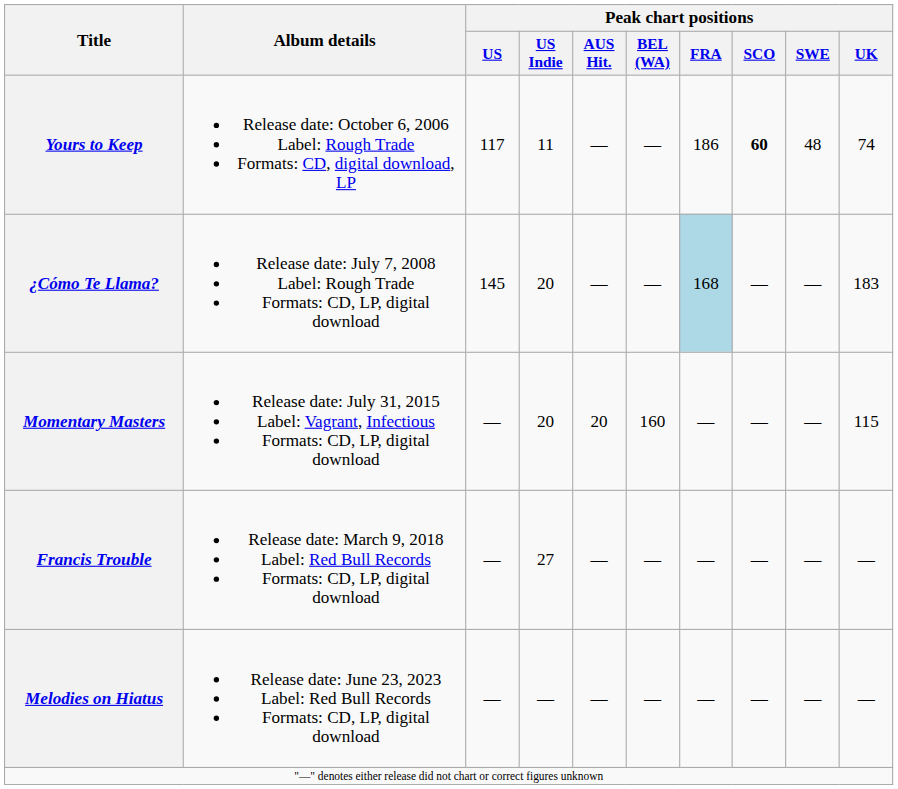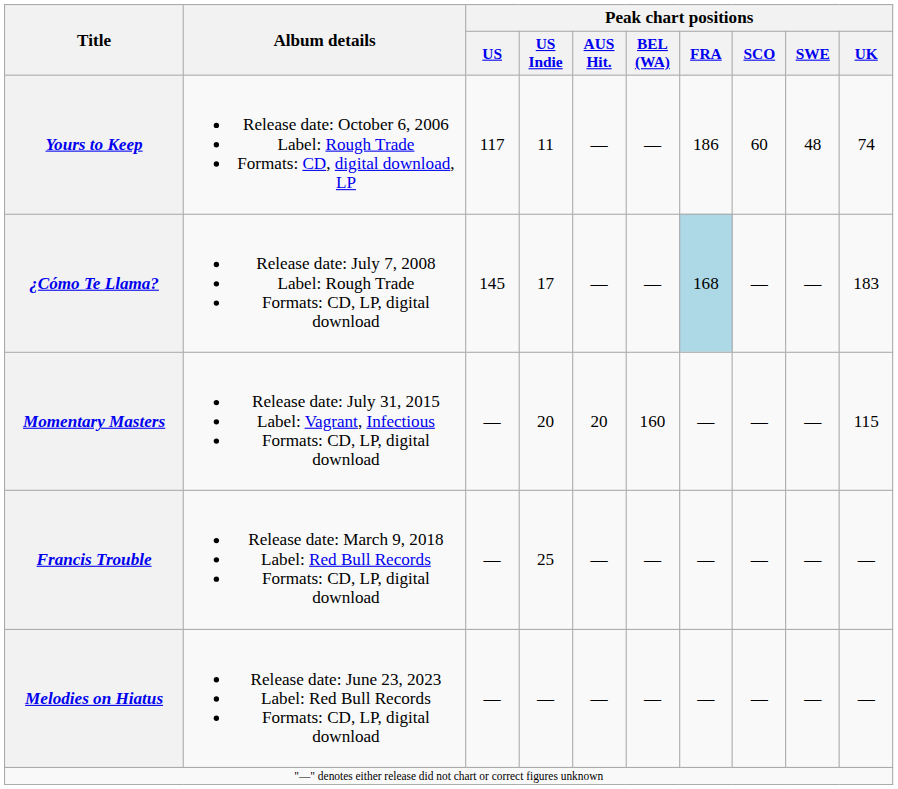(759, 144) bold -> (759, 144) normal
(546, 282) 20 -> (546, 282) 17
(546, 559) 27 -> (546, 559) 25
